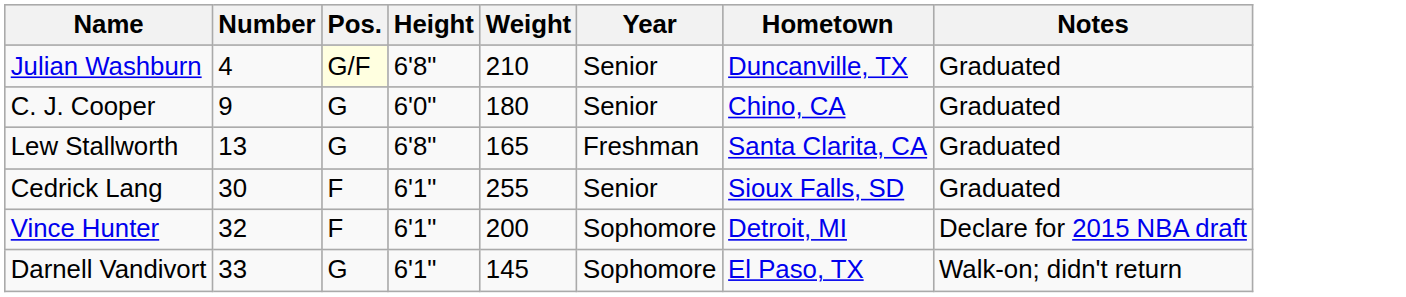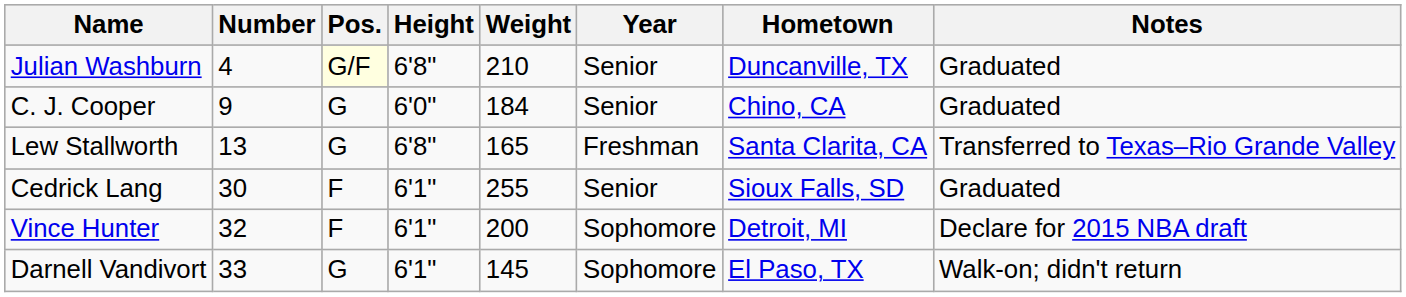(507, 106) 180 -> (507, 106) 184
(1000, 147) Graduated -> (1167, 147) Transferred to Texas–Rio Grande Valley
